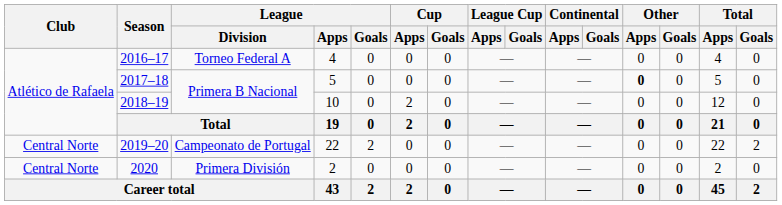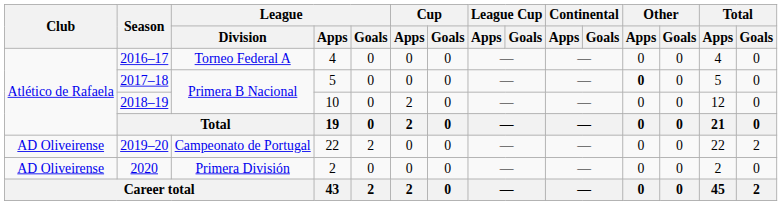(61, 146) Central Norte -> (61, 146) AD Oliveirense
(61, 168) Central Norte -> (61, 168) AD Oliveirense
